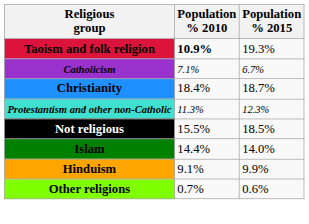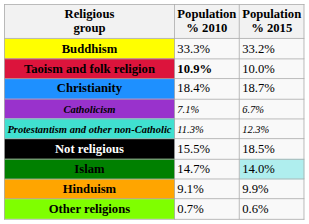+ row: (89, 48)
(258, 48) 19.3% -> (258, 68) 10.0%
rows swapped: (89, 88) <-> (89, 69)
(194, 149) 14.4% -> (194, 169) 14.7%
(258, 149) no background -> (258, 169) paleturquoise background
